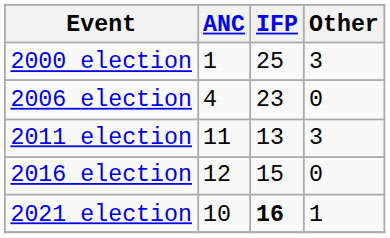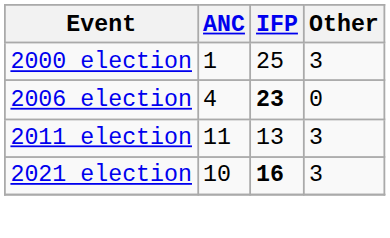(270, 100) normal -> (270, 100) bold
- row: (101, 176)
(316, 213) 1 -> (316, 176) 3
